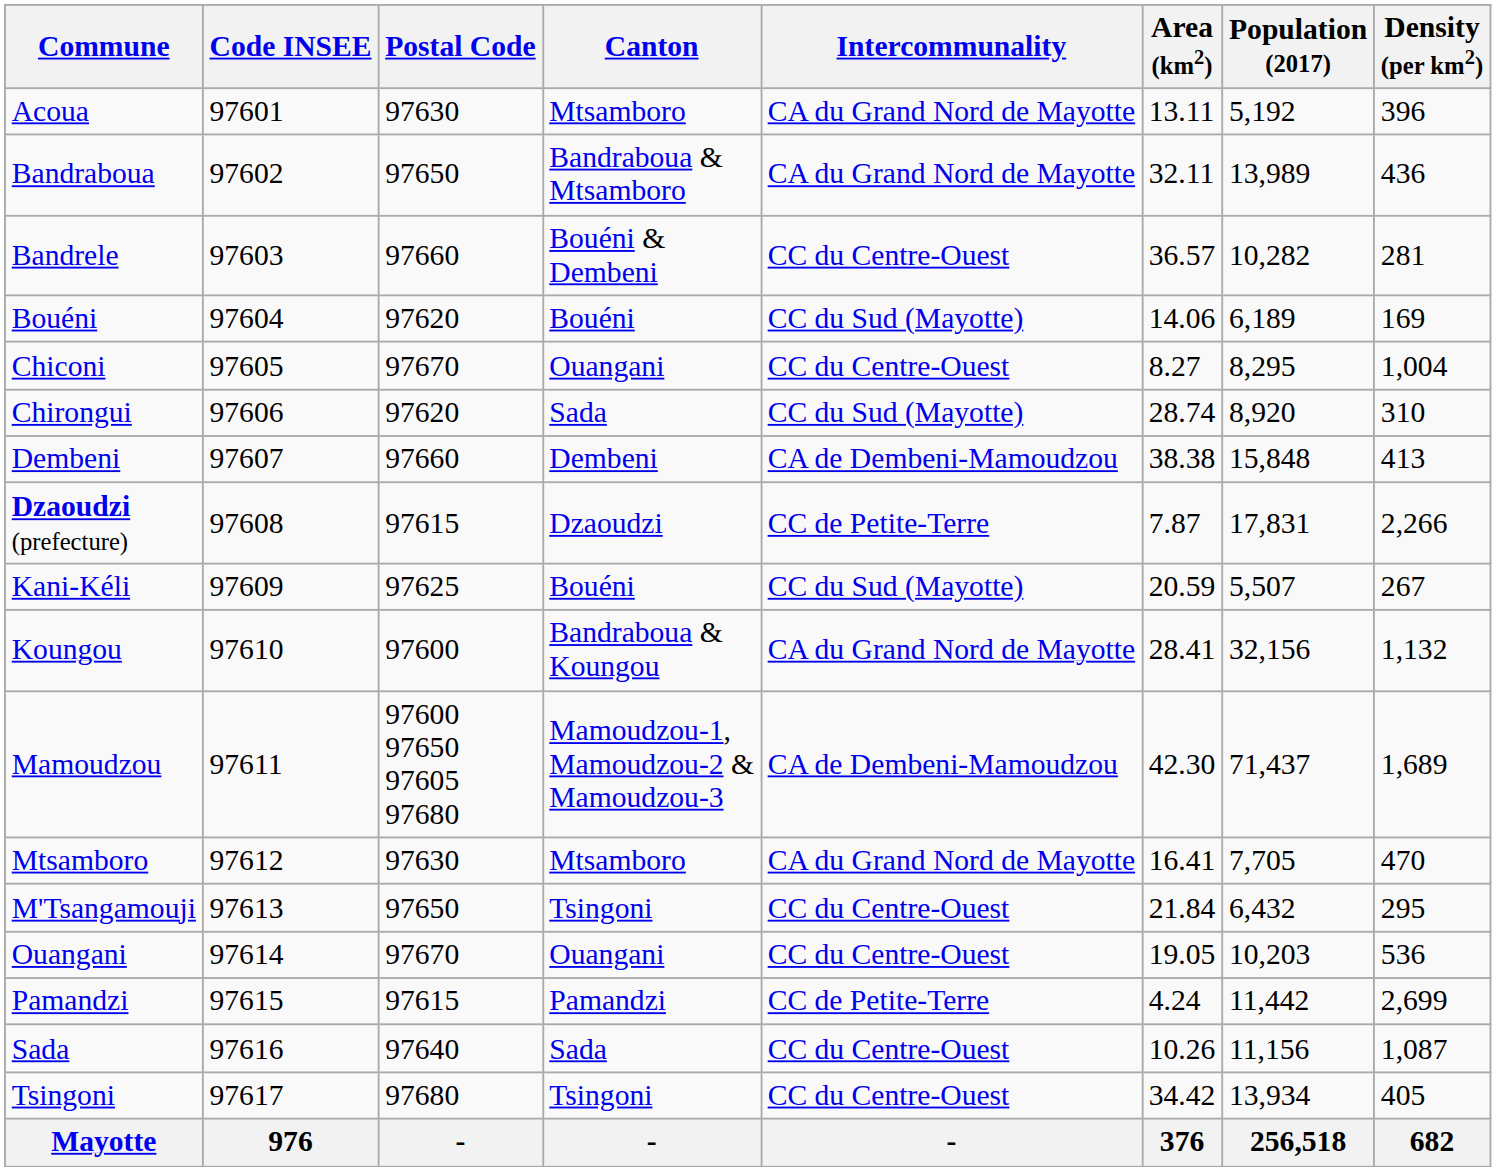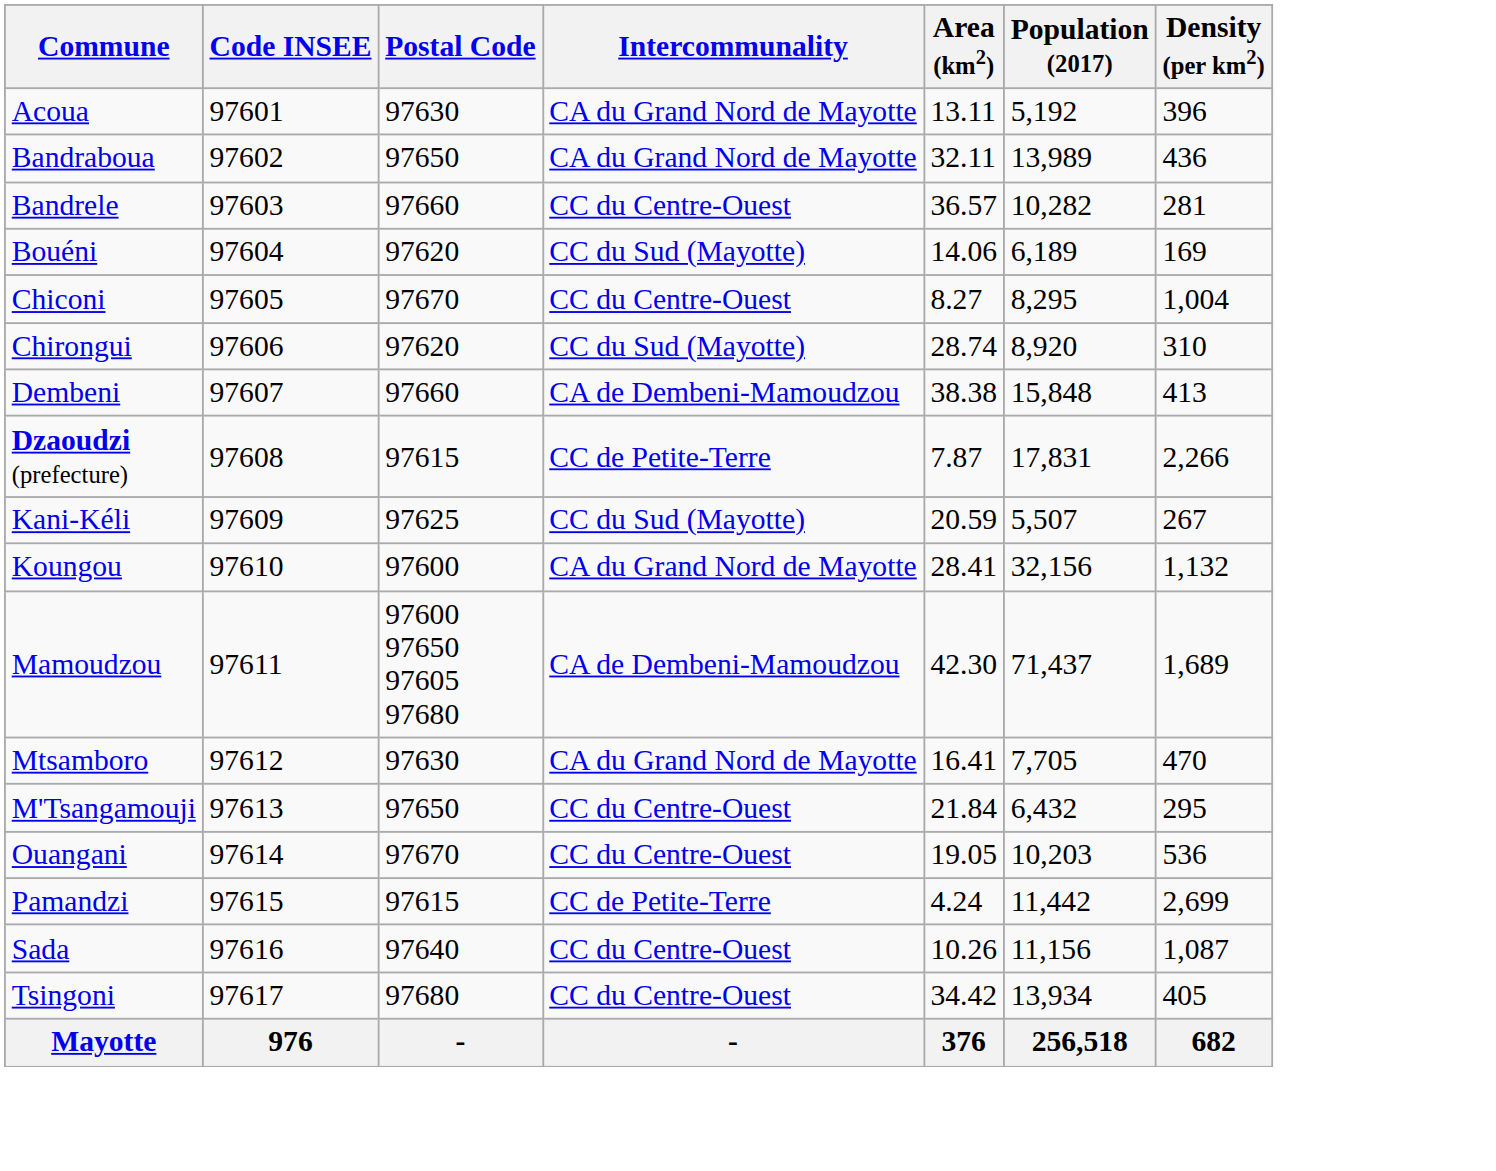- column: (652, 45)
